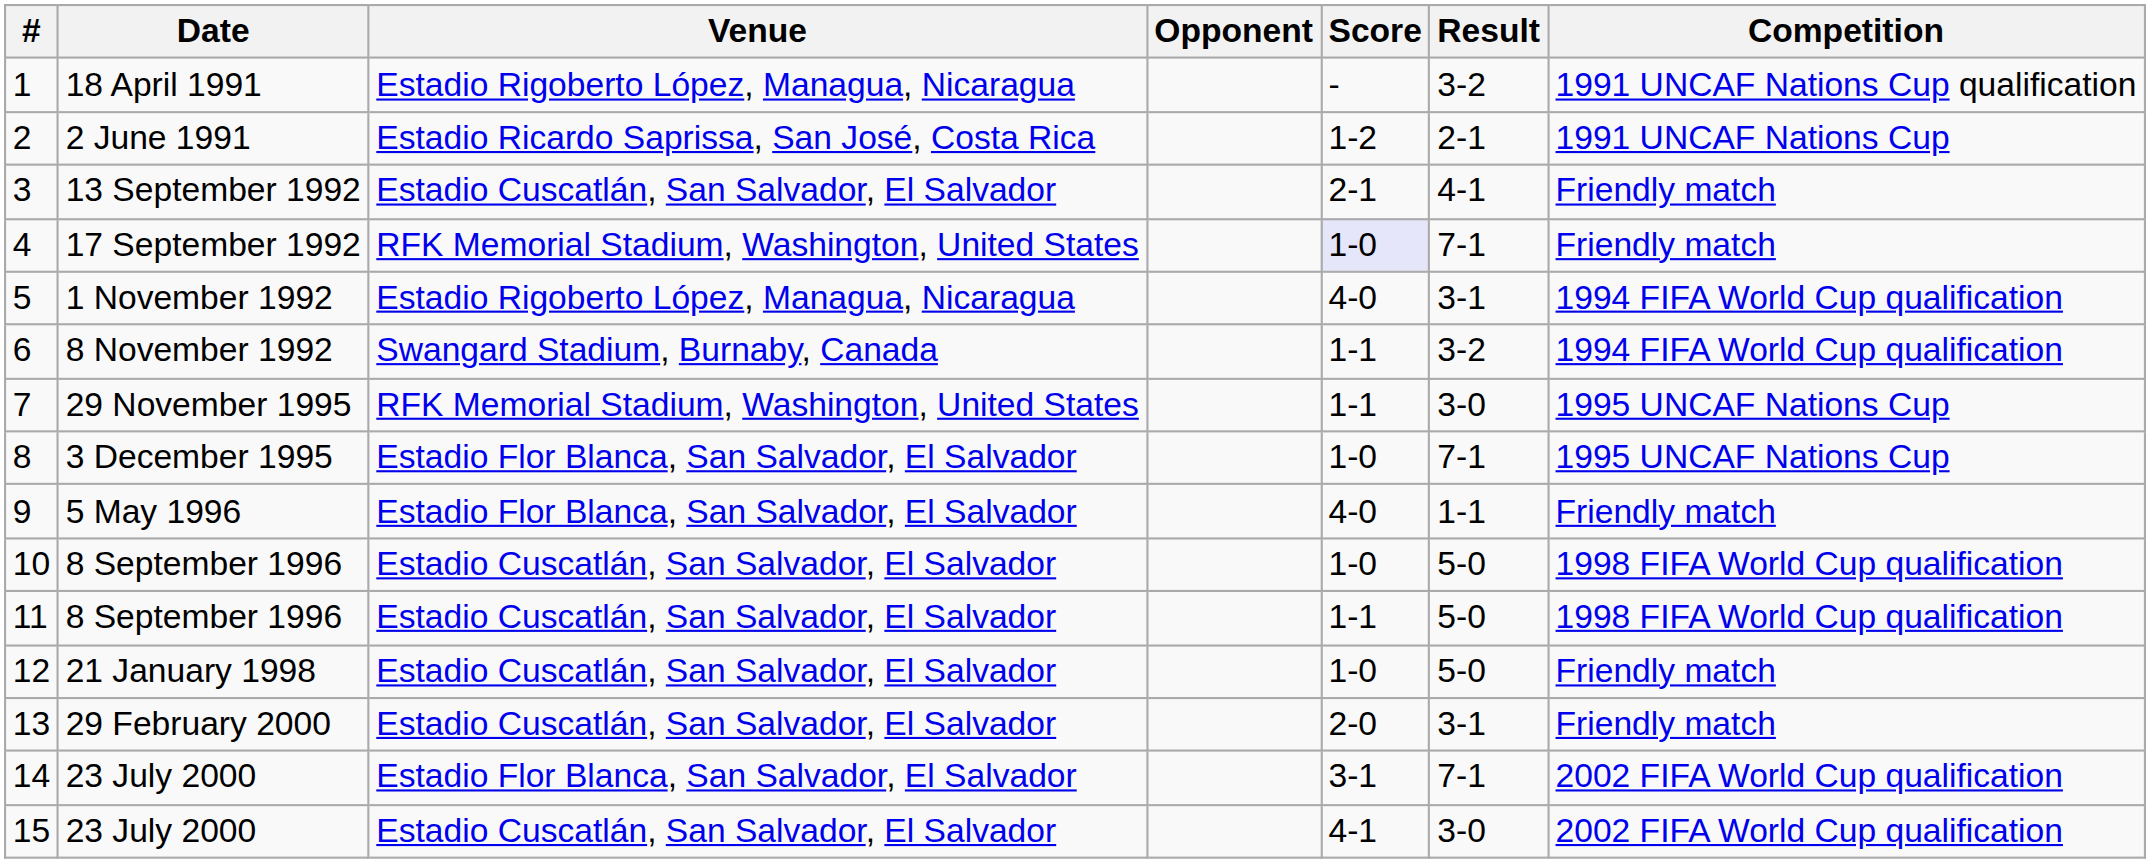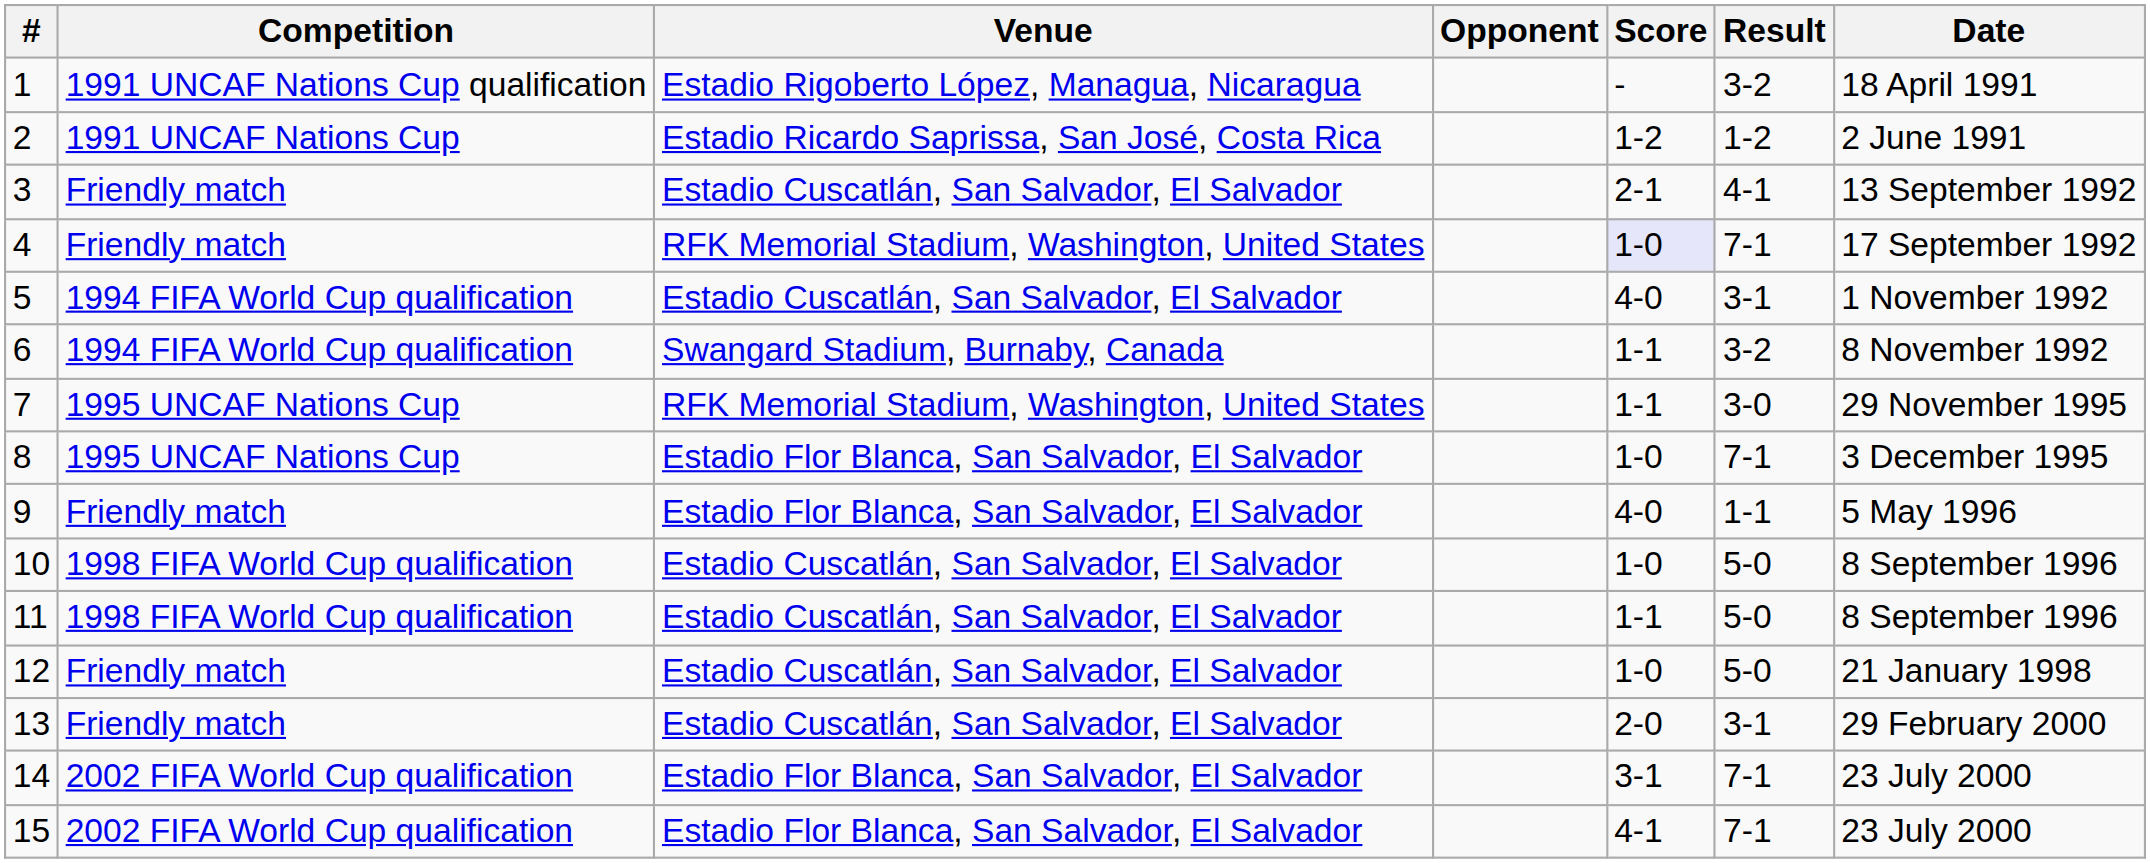columns swapped: (213, 31) <-> (1846, 31)
(1462, 137) 2-1 -> (1747, 137) 1-2
(726, 297) Estadio Rigoberto López, Managua, Nicaragua -> (1002, 297) Estadio Cuscatlán, San Salvador, El Salvador
(716, 830) Estadio Cuscatlán, San Salvador, El Salvador -> (1012, 830) Estadio Flor Blanca, San Salvador, El Salvador
(1462, 830) 3-0 -> (1747, 830) 7-1
